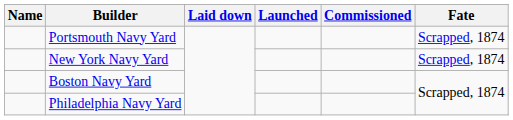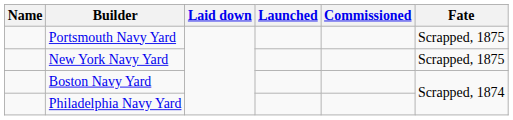(461, 37) Scrapped, 1874 -> (461, 37) Scrapped, 1875
(461, 59) Scrapped, 1874 -> (461, 59) Scrapped, 1875
